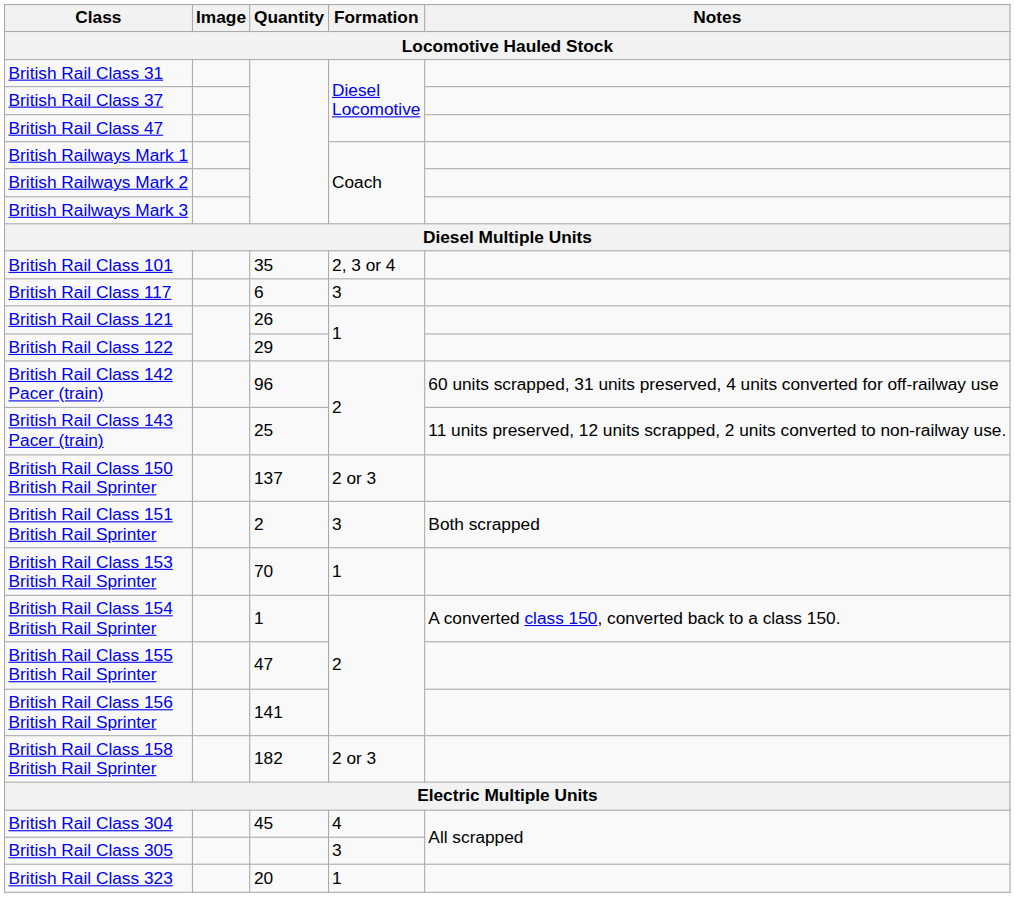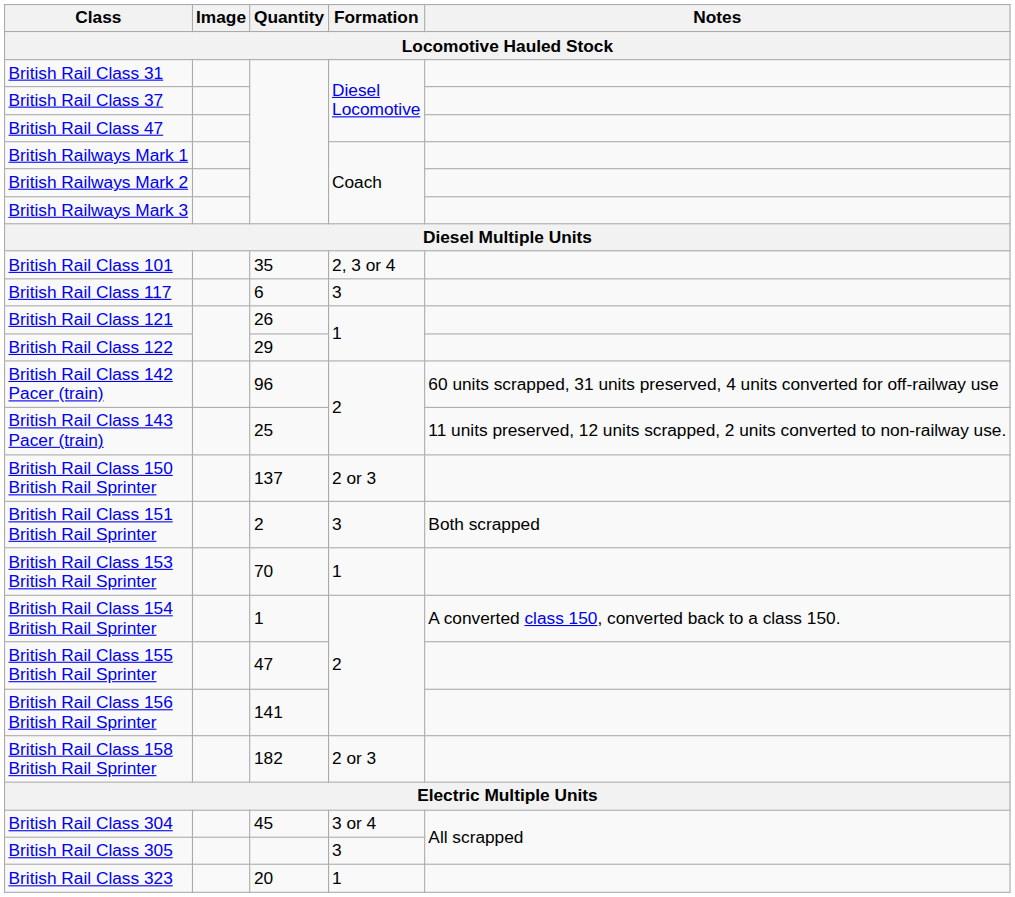(337, 823) 4 -> (354, 823) 3 or 4
